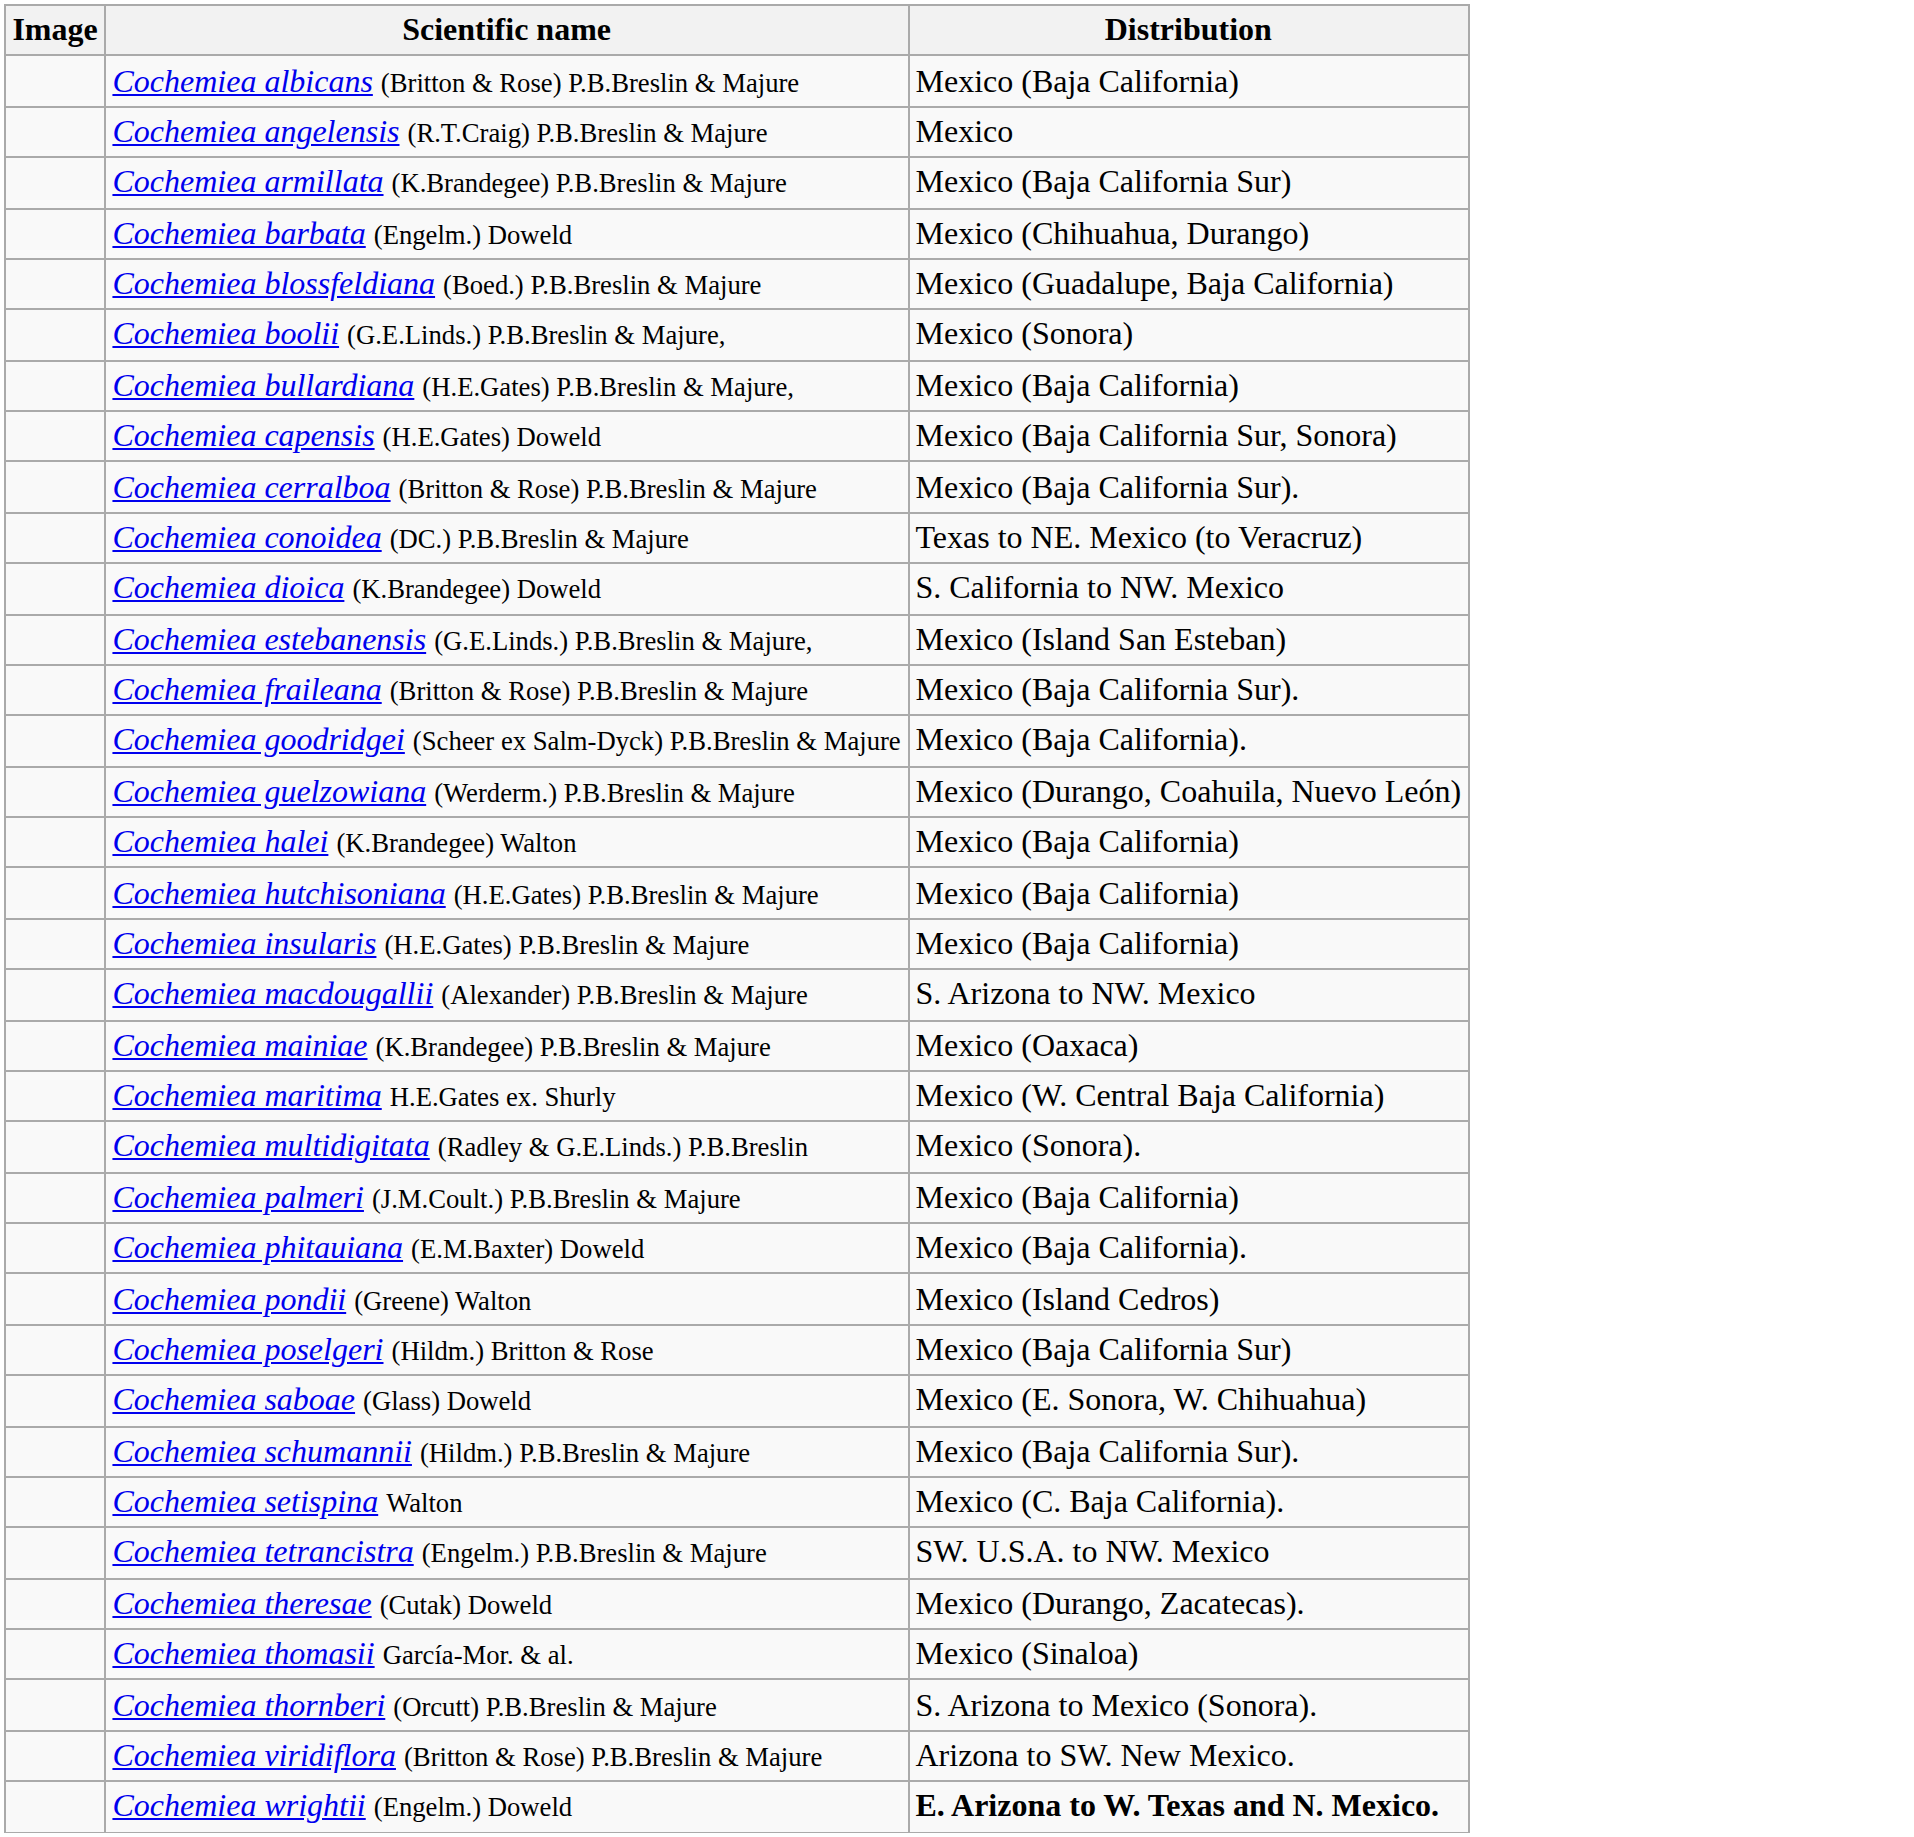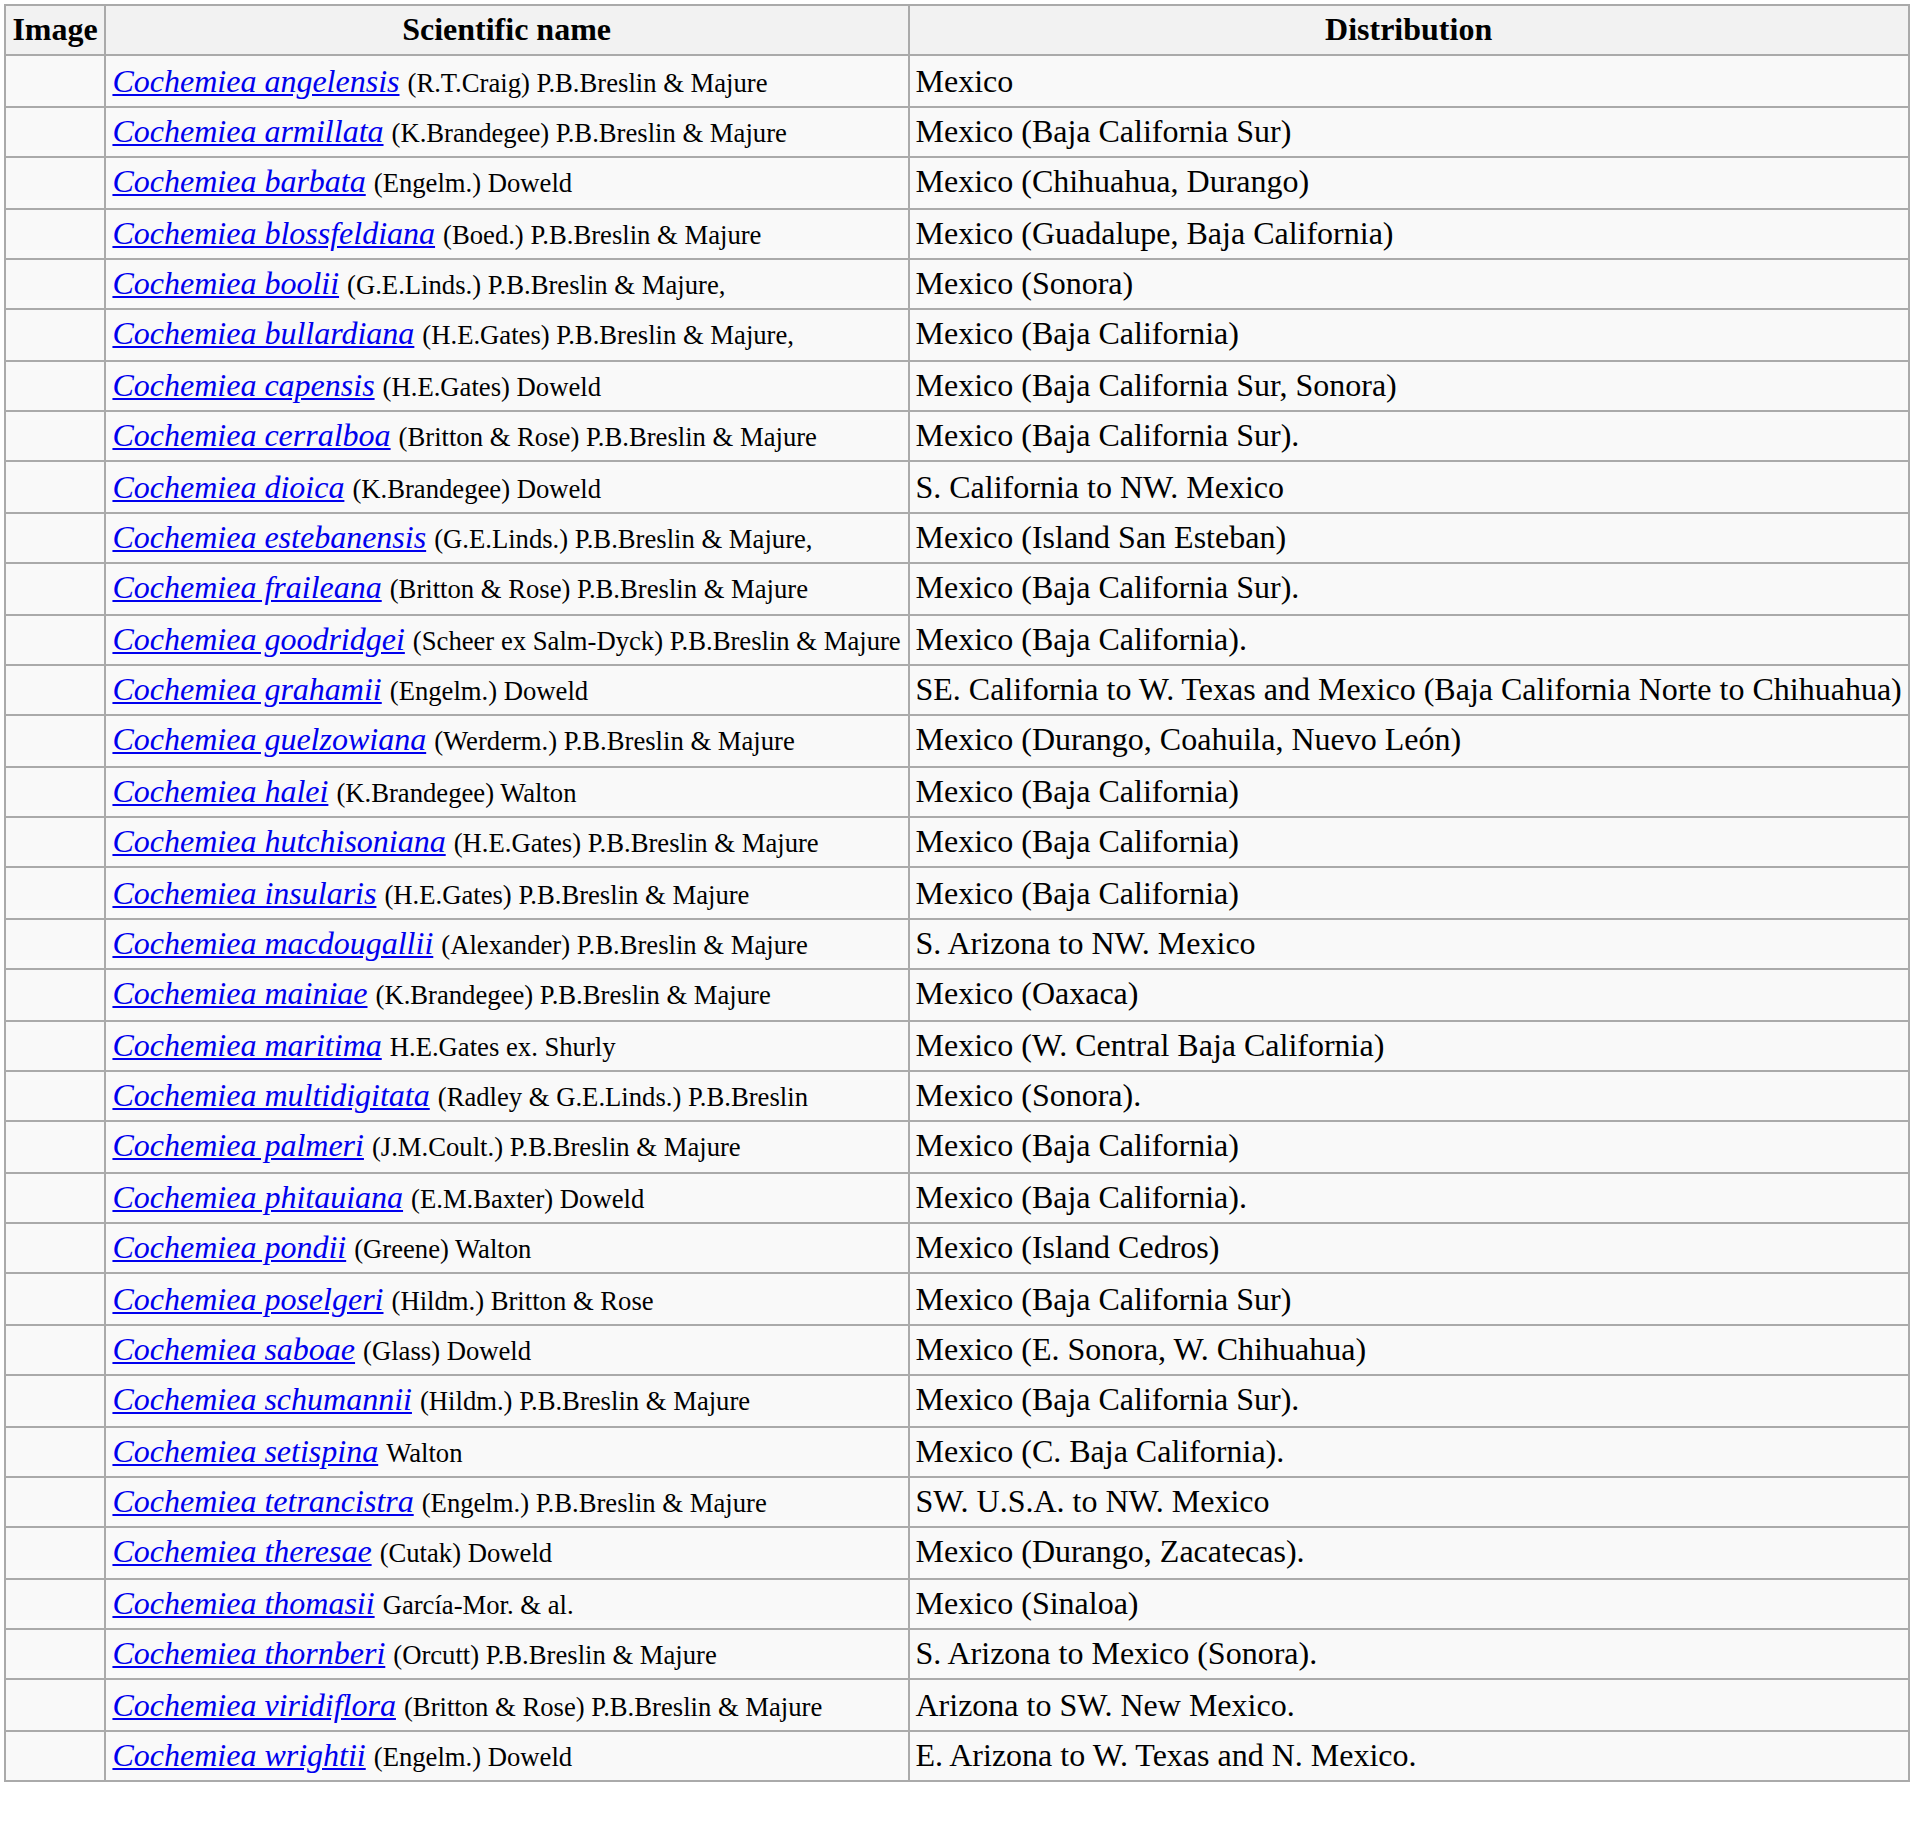- row: (456, 80)
- row: (401, 537)
+ row: (350, 689)
(1177, 1806) bold -> (1166, 1755) normal
